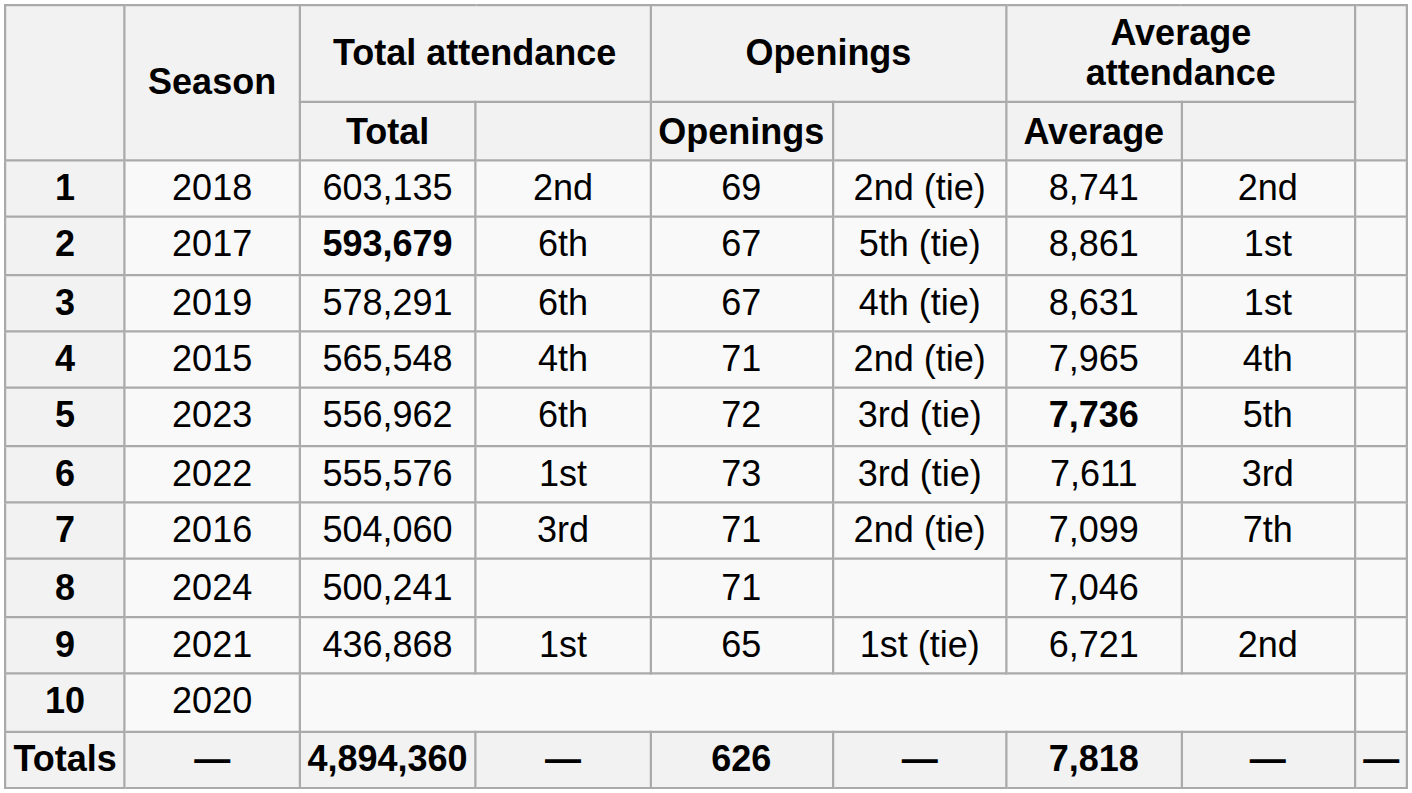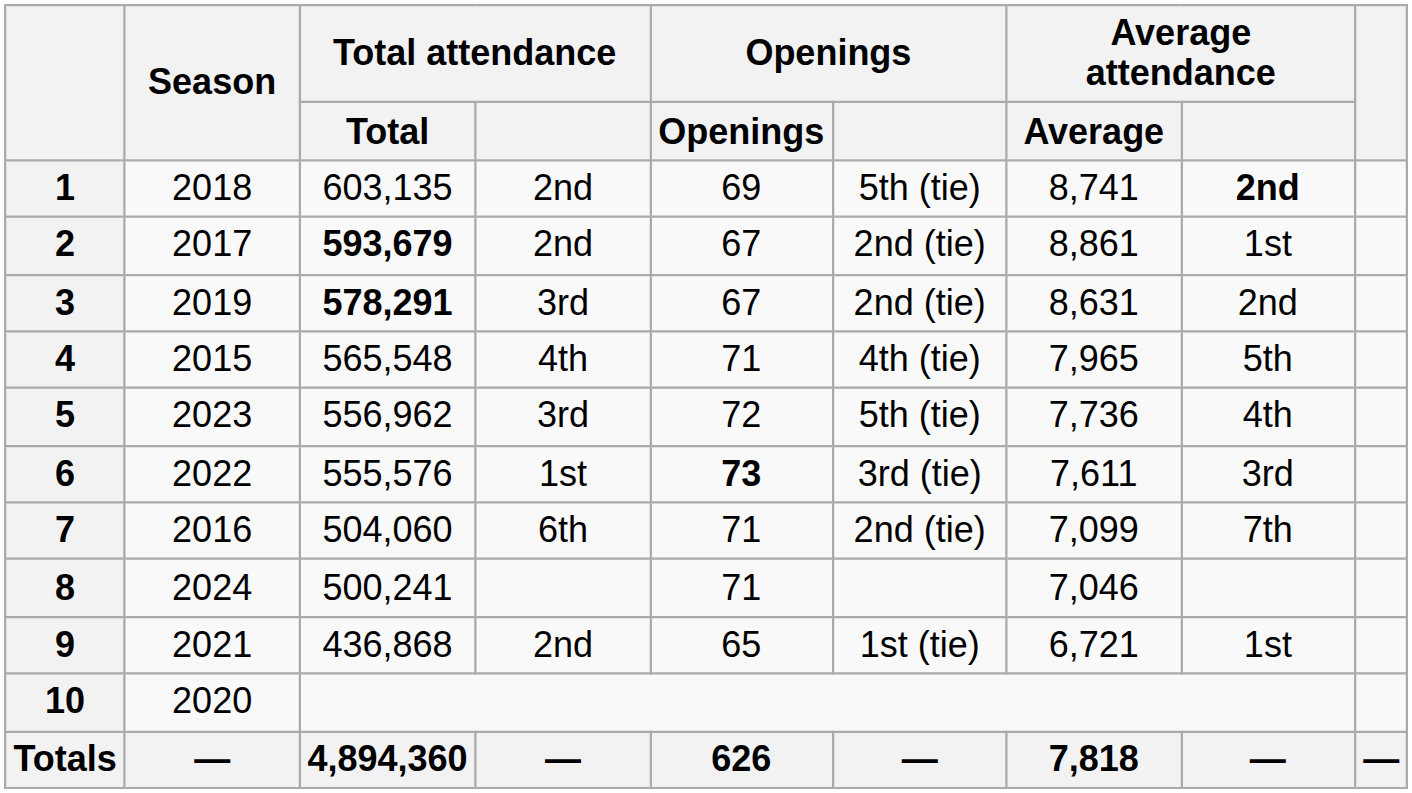(920, 187) 2nd (tie) -> (920, 187) 5th (tie)
(1268, 187) normal -> (1268, 187) bold
(563, 244) 6th -> (563, 244) 2nd
(920, 244) 5th (tie) -> (920, 244) 2nd (tie)
(388, 301) normal -> (388, 301) bold
(563, 301) 6th -> (563, 301) 3rd
(920, 301) 4th (tie) -> (920, 301) 2nd (tie)
(1268, 301) 1st -> (1268, 301) 2nd
(920, 359) 2nd (tie) -> (920, 359) 4th (tie)
(1268, 359) 4th -> (1268, 359) 5th
(563, 416) 6th -> (563, 416) 3rd
(920, 416) 3rd (tie) -> (920, 416) 5th (tie)
(1094, 416) bold -> (1094, 416) normal
(1268, 416) 5th -> (1268, 416) 4th
(741, 473) normal -> (741, 473) bold
(563, 530) 3rd -> (563, 530) 6th
(563, 644) 1st -> (563, 644) 2nd
(1268, 644) 2nd -> (1268, 644) 1st
